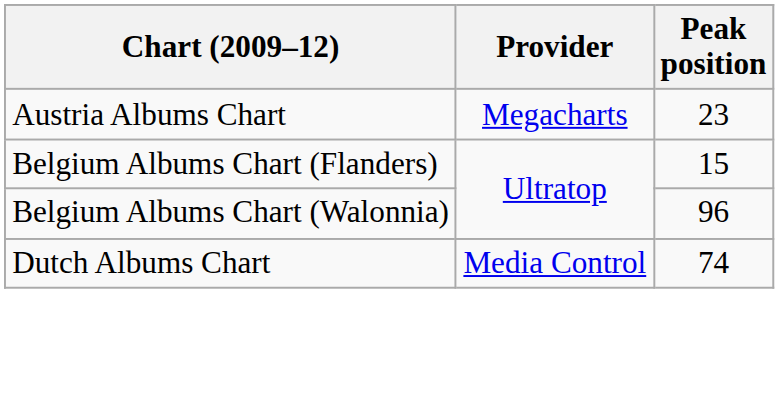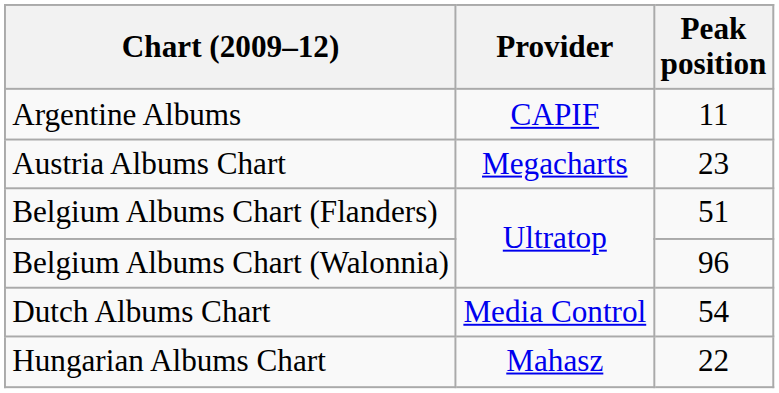+ row: (127, 113)
(713, 163) 15 -> (713, 212) 51
(713, 262) 74 -> (713, 311) 54
+ row: (169, 361)
